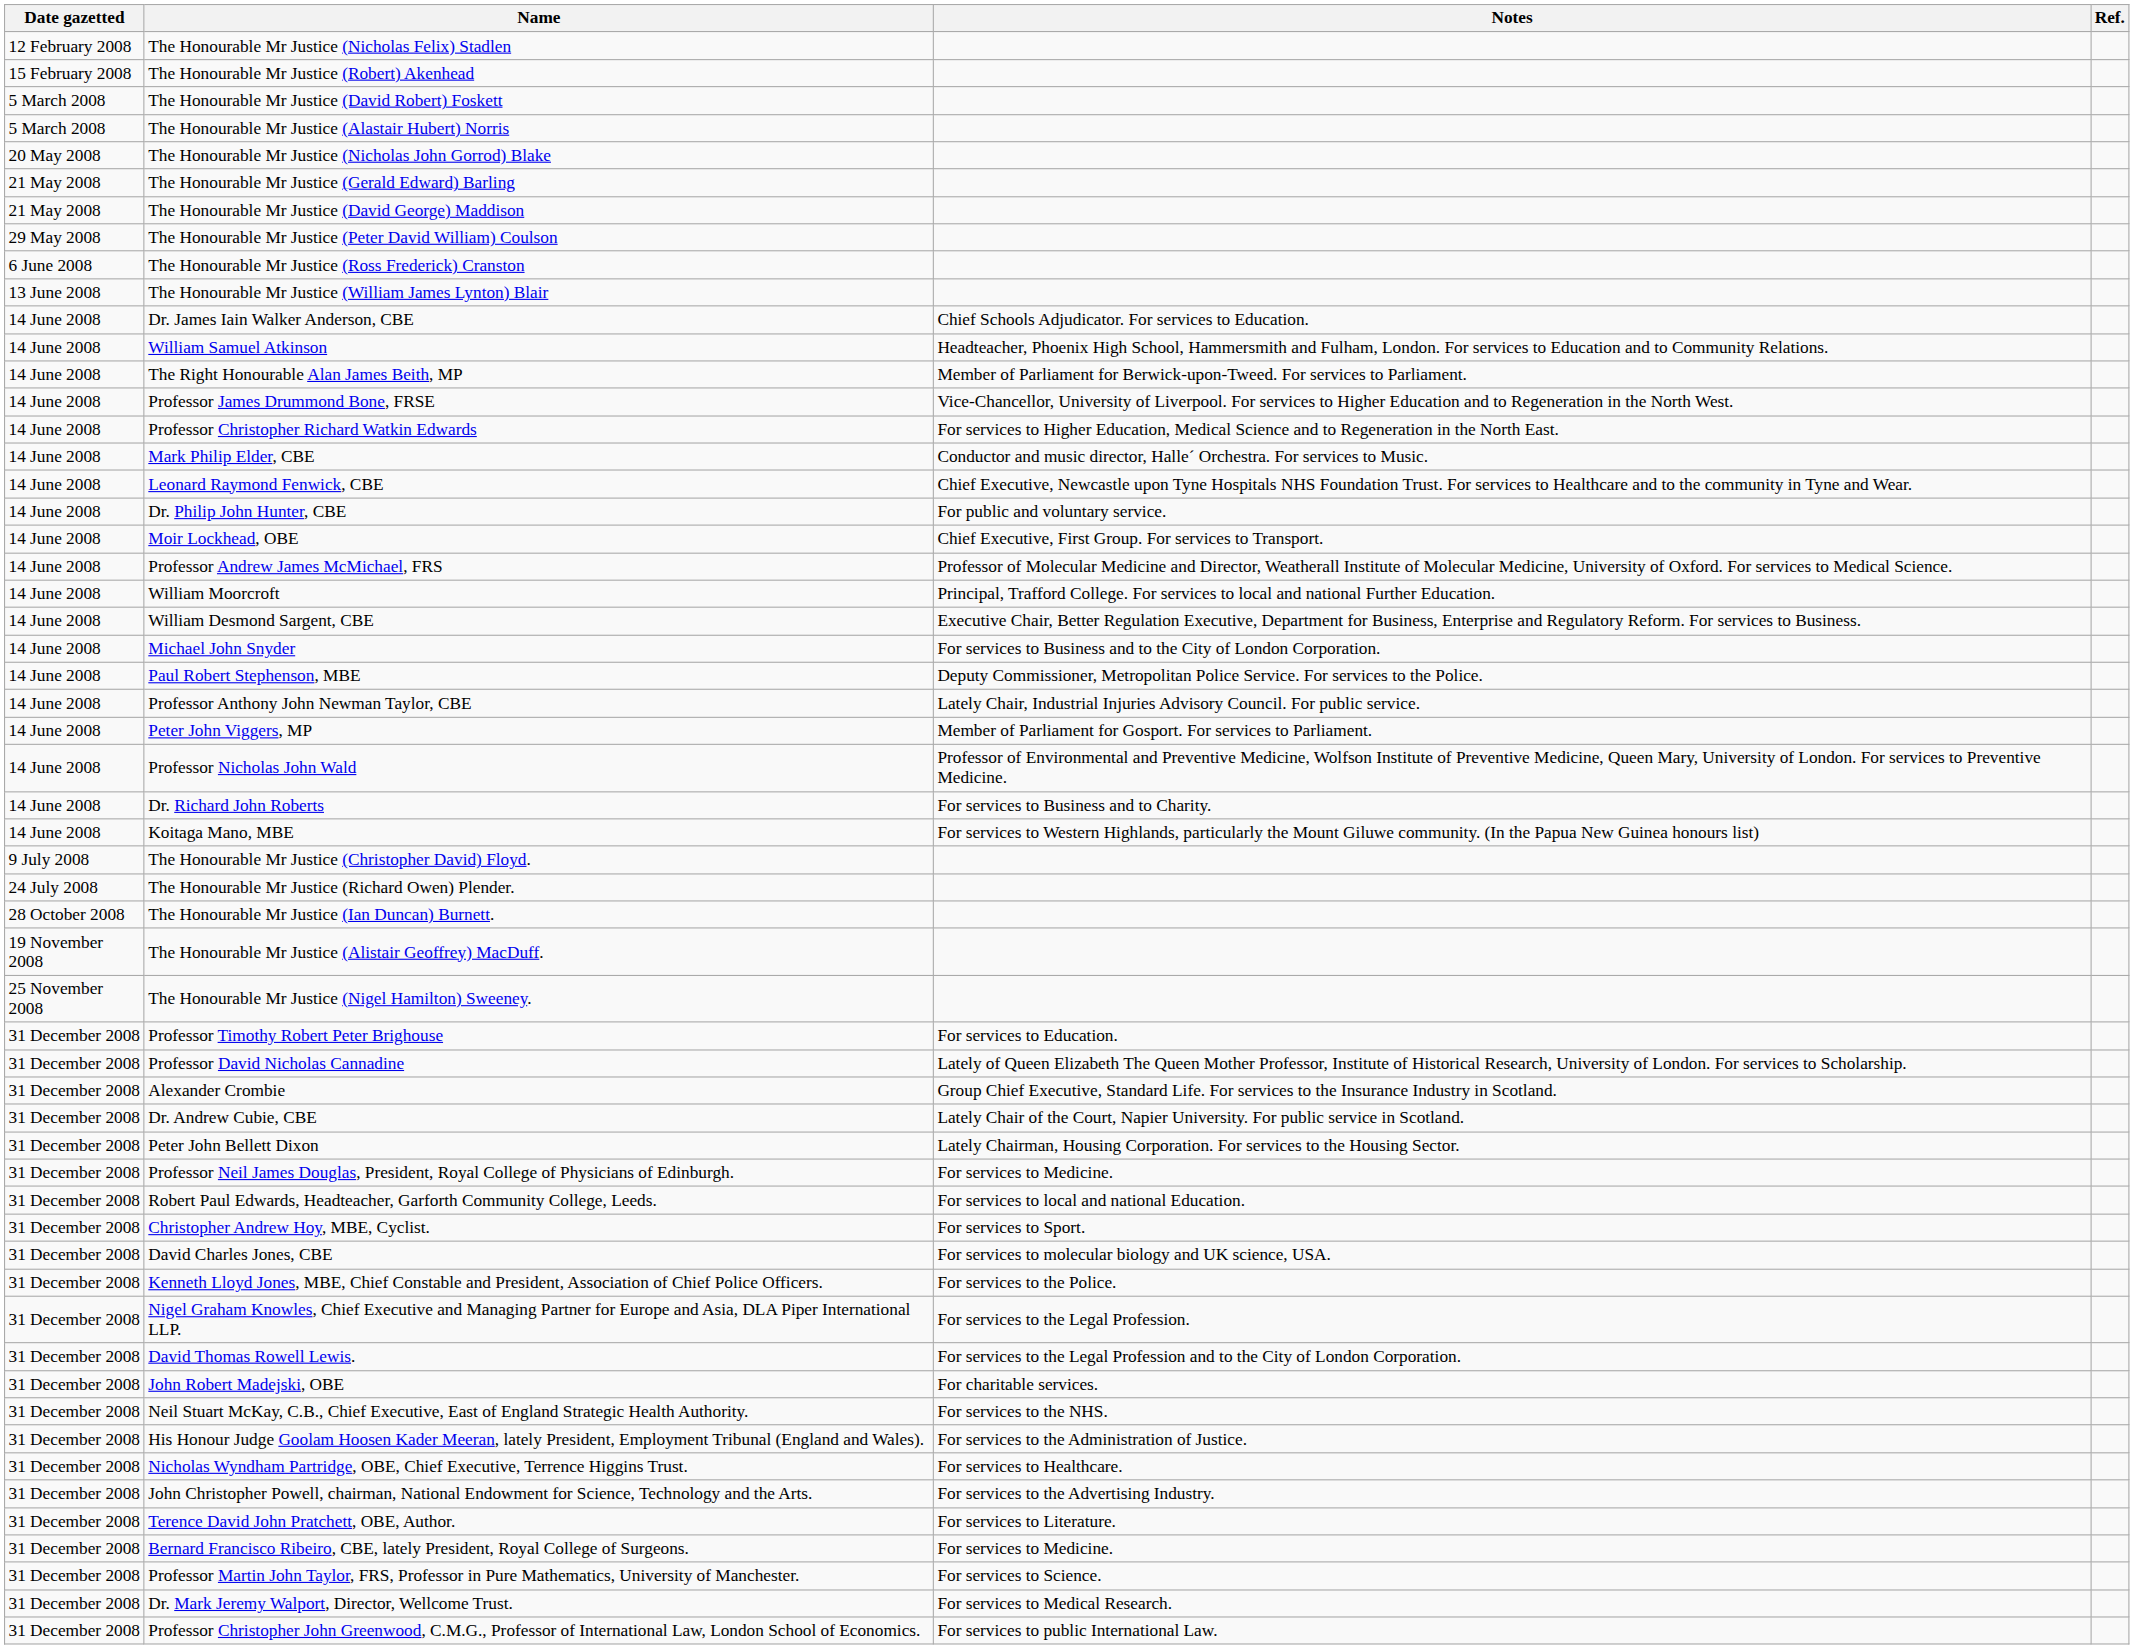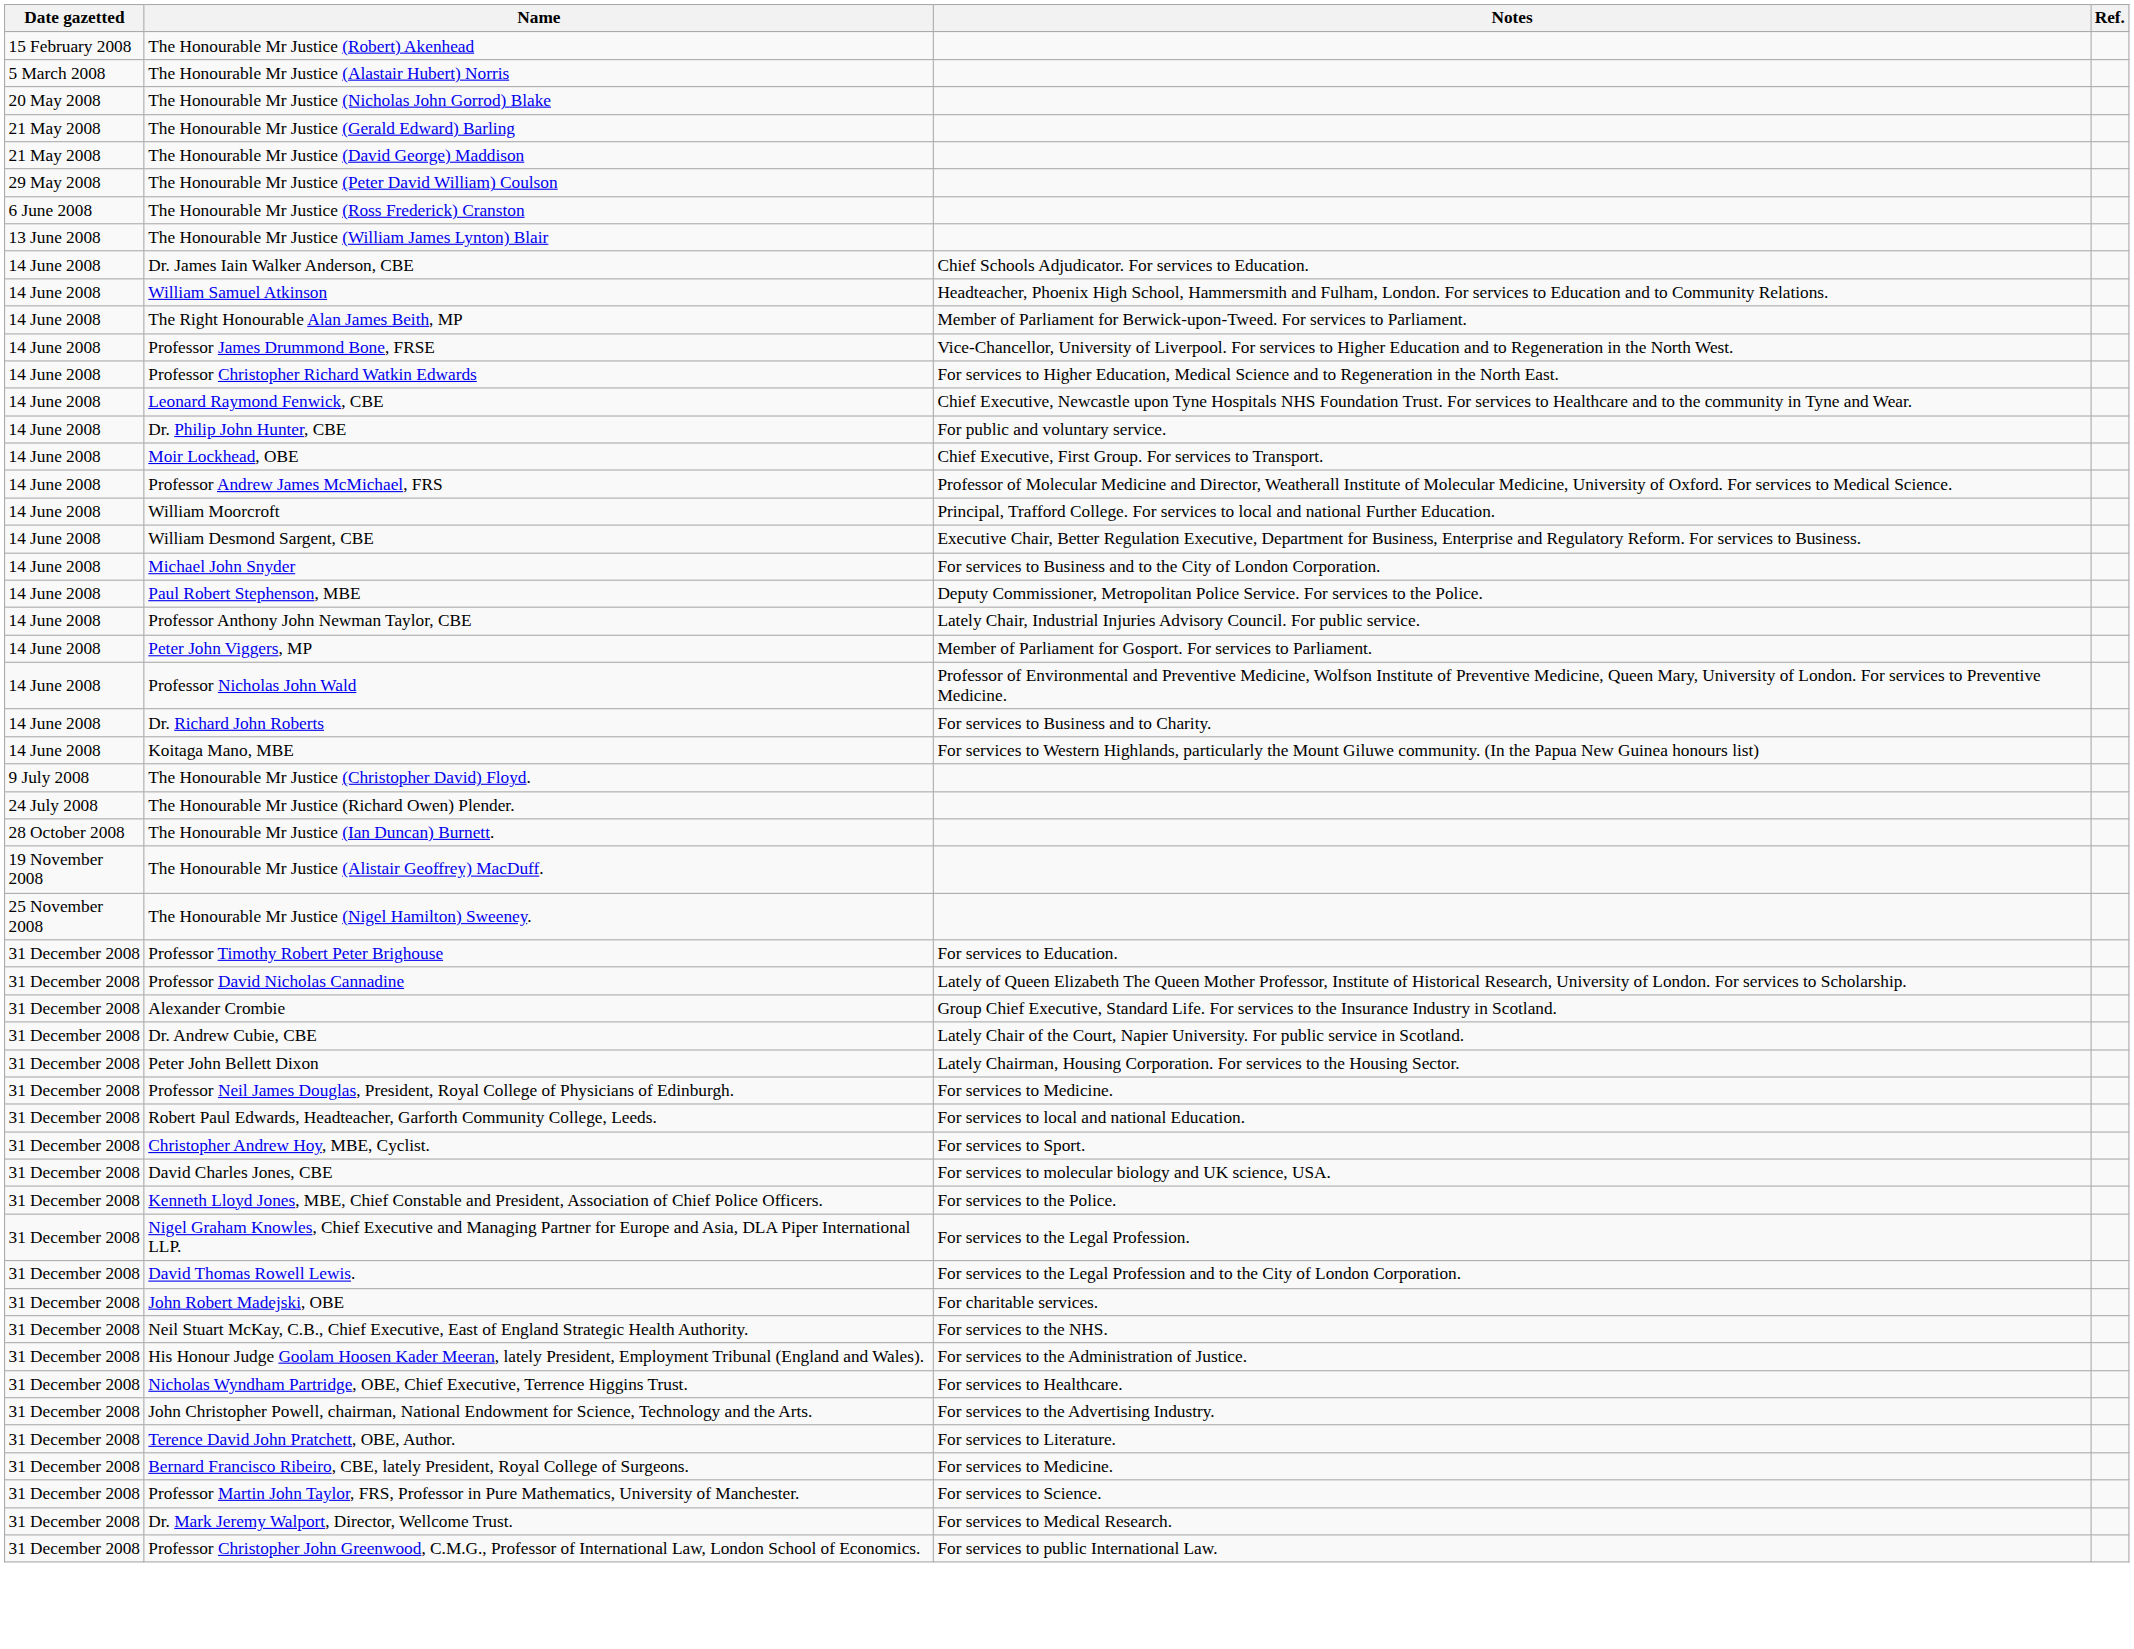- row: (330, 45)
- row: (325, 100)
- row: (231, 456)
